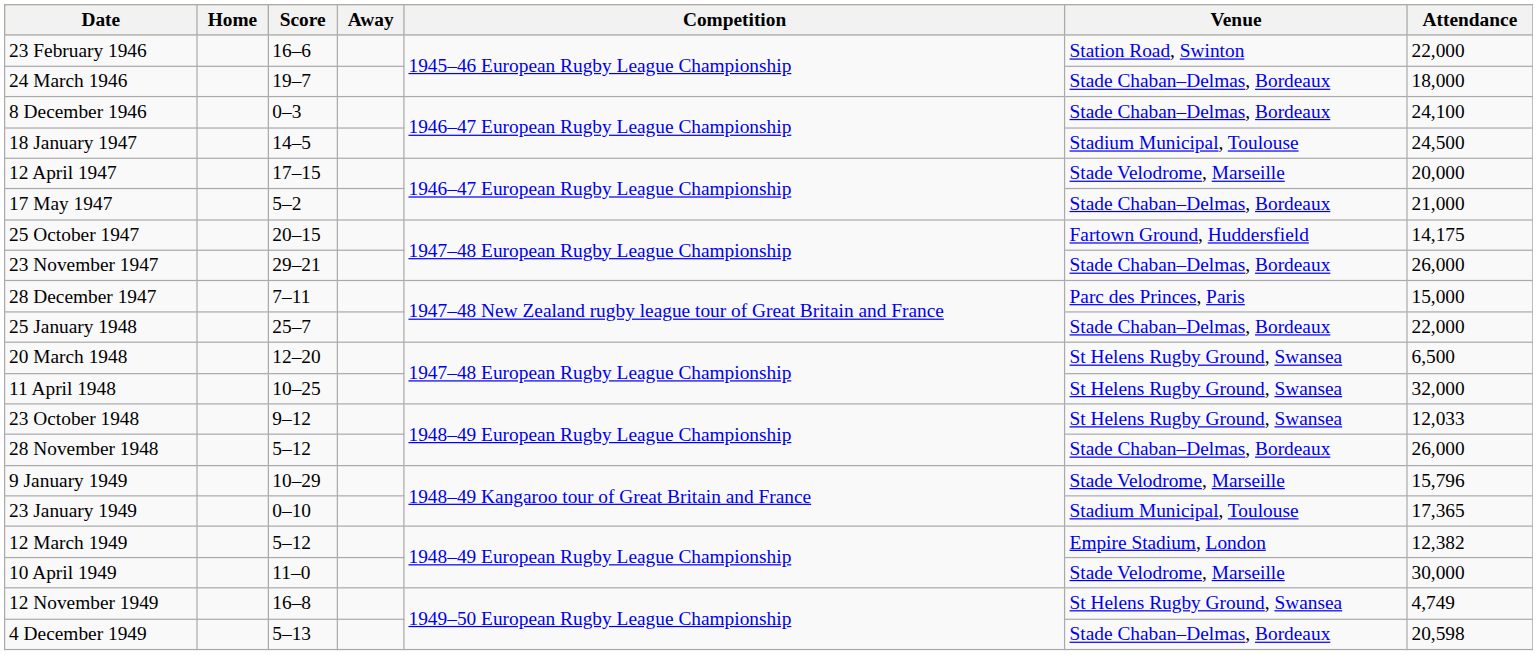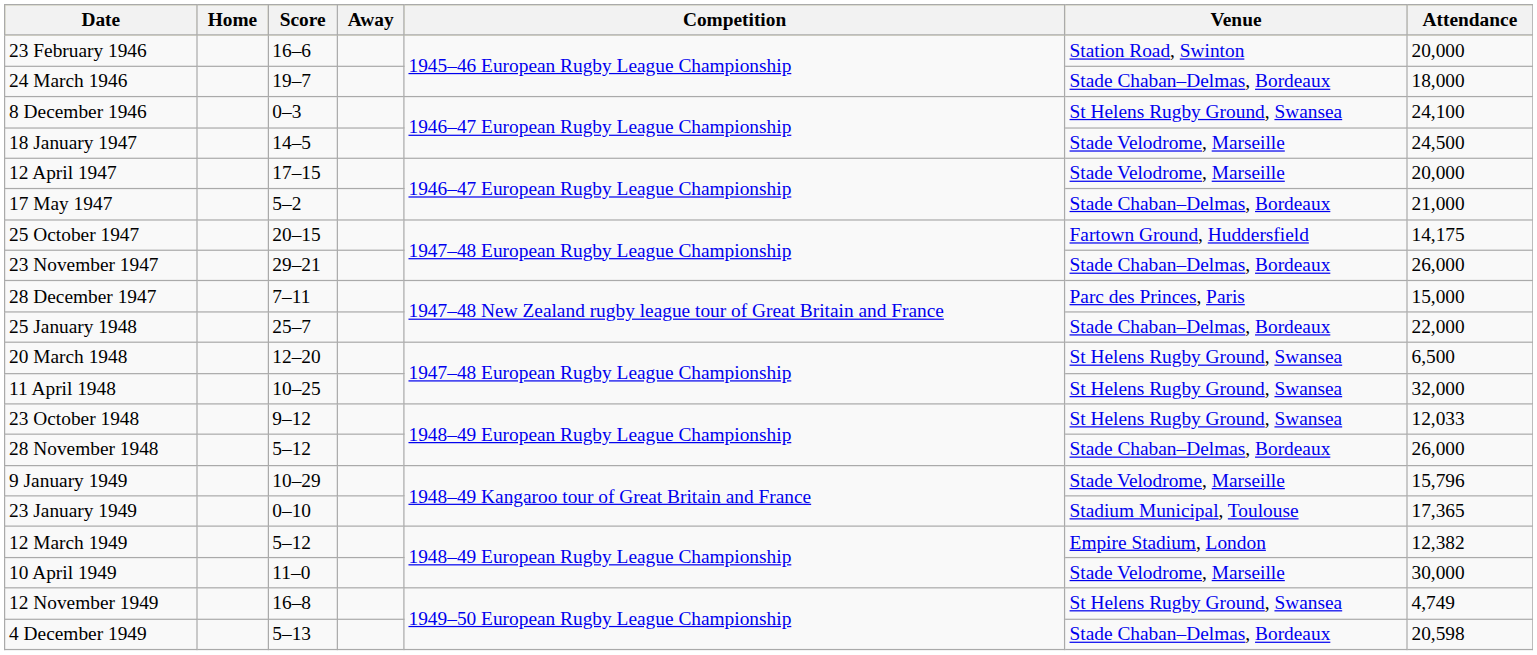(1438, 50) 22,000 -> (1438, 50) 20,000
(1200, 111) Stade Chaban–Delmas, Bordeaux -> (1206, 111) St Helens Rugby Ground, Swansea
(1184, 142) Stadium Municipal, Toulouse -> (1177, 142) Stade Velodrome, Marseille
